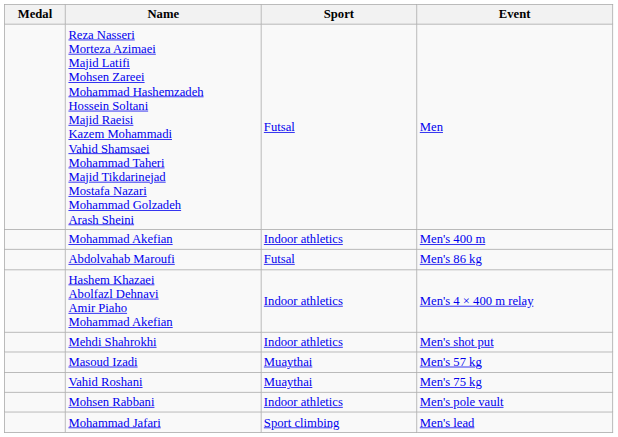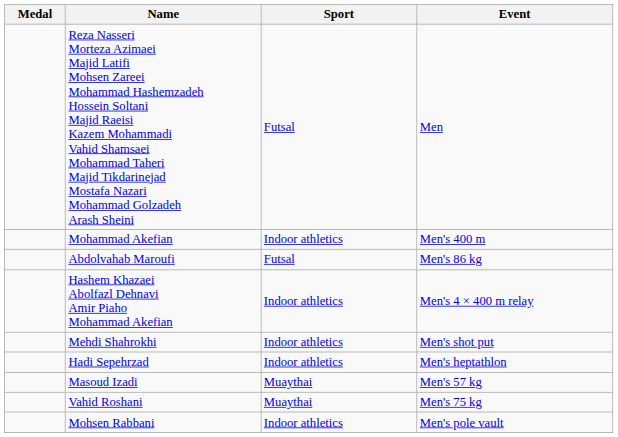+ row: (109, 362)
- row: (115, 422)
